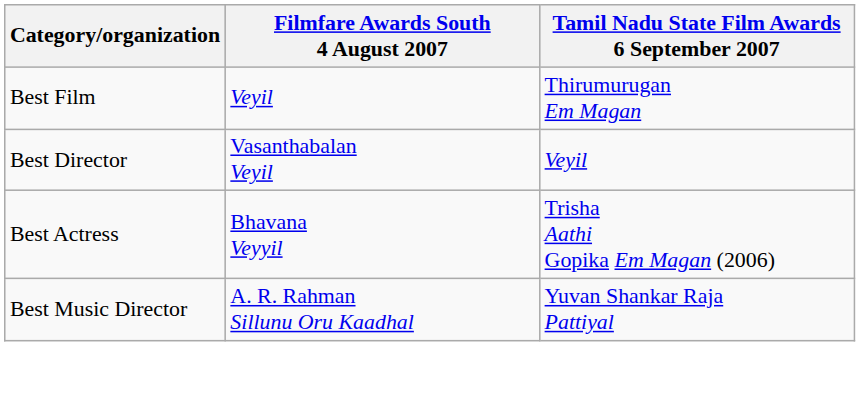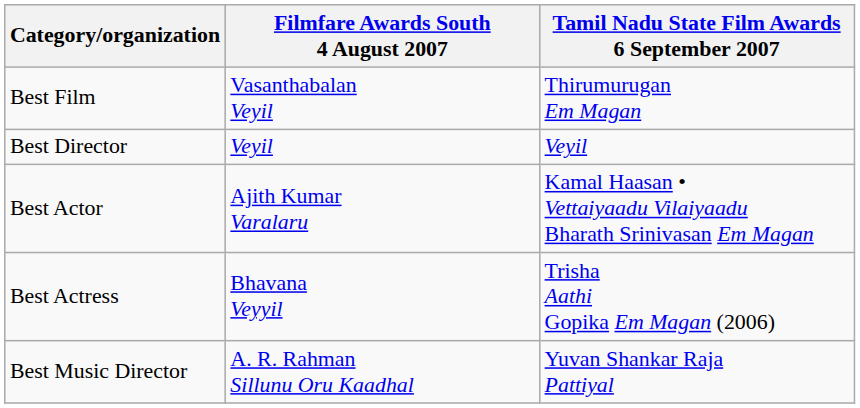(252, 97) Veyil -> (294, 97) Vasanthabalan Veyil
(294, 159) Vasanthabalan Veyil -> (252, 146) Veyil
+ row: (56, 208)
